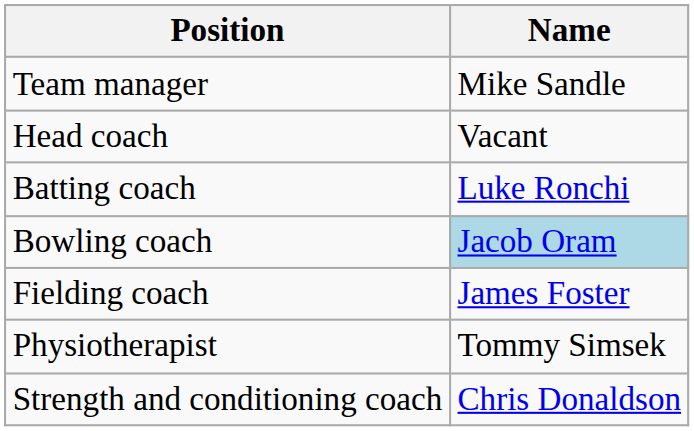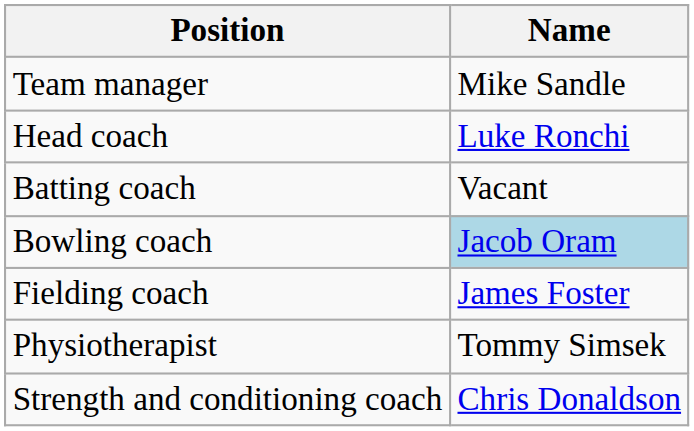(503, 135) Vacant -> (543, 135) Luke Ronchi
(543, 188) Luke Ronchi -> (503, 188) Vacant
